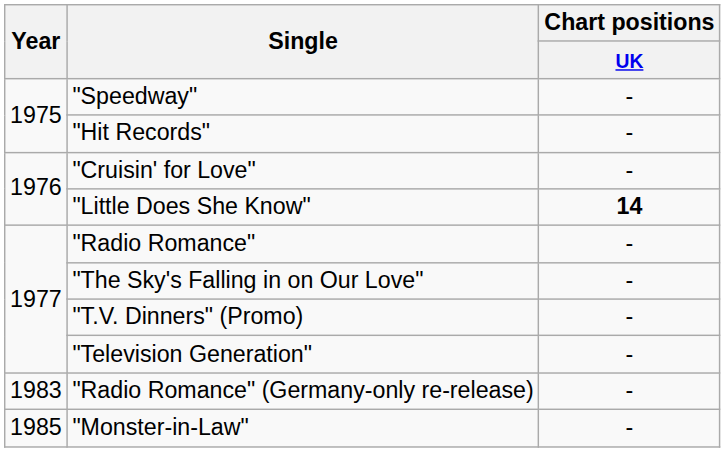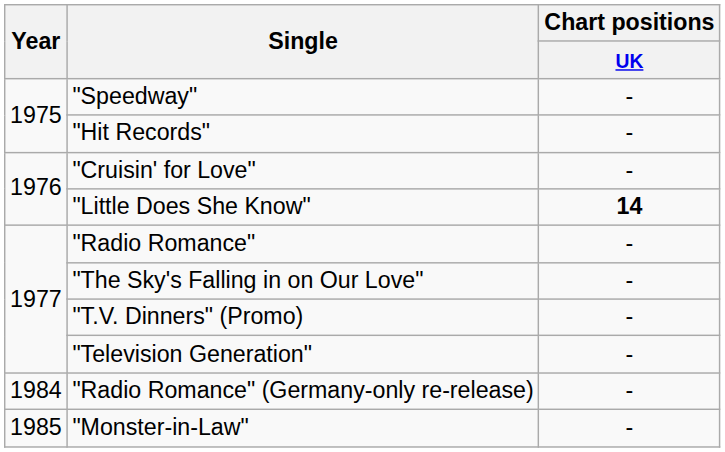(36, 390) 1983 -> (36, 390) 1984
